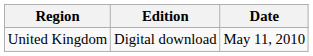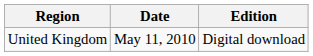columns swapped: (264, 16) <-> (165, 16)
